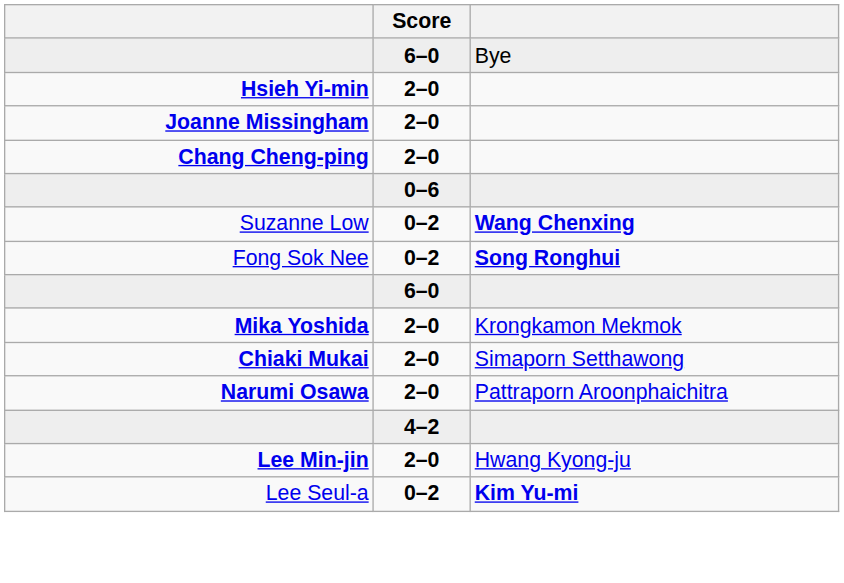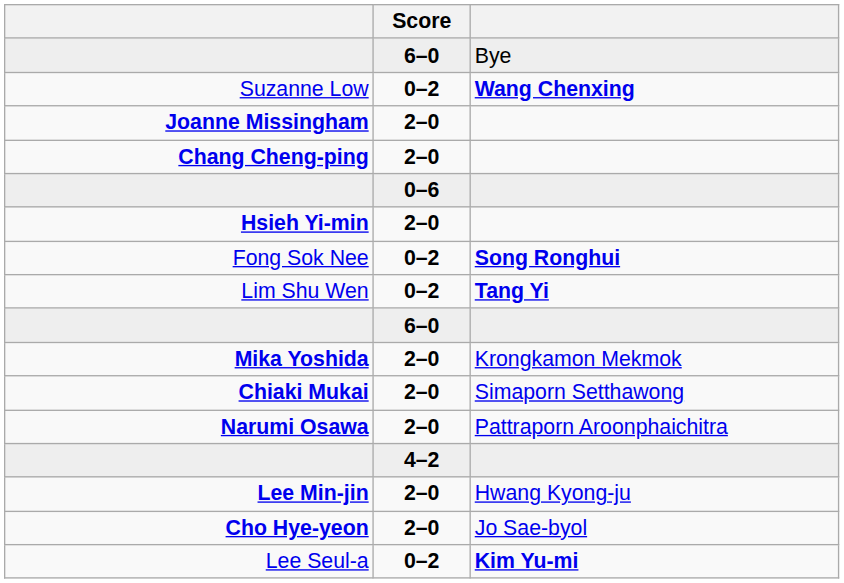rows swapped: (305, 88) <-> (304, 223)
+ row: (305, 291)
+ row: (297, 527)
